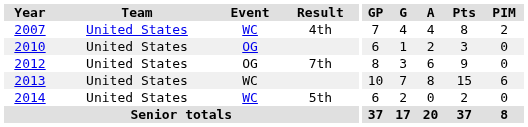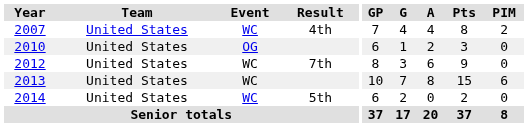(250, 64) OG -> (250, 64) WC
